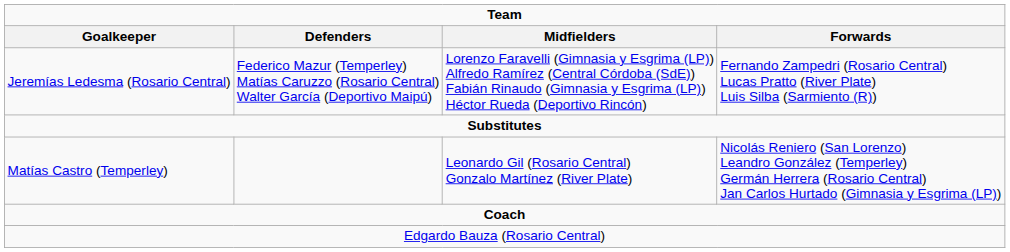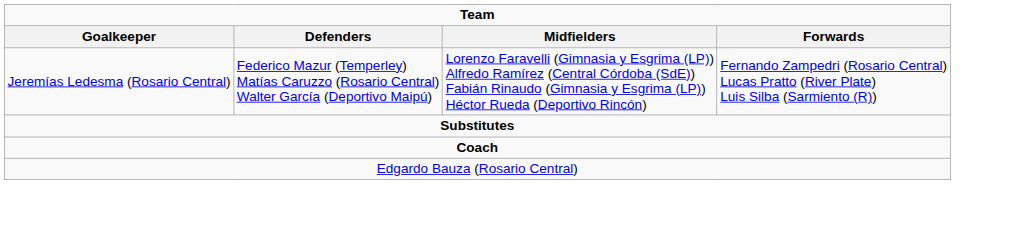- row: (88, 170)
